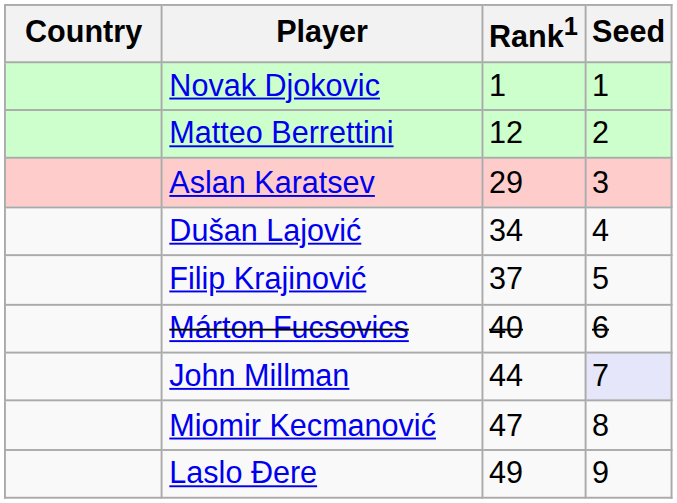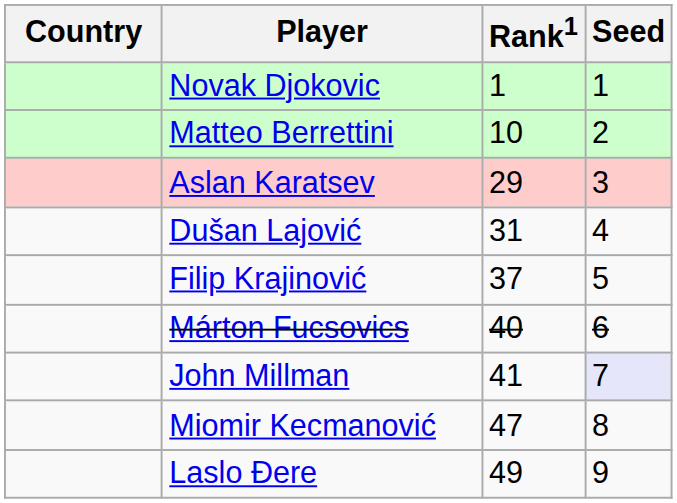(506, 133) 12 -> (506, 133) 10
(506, 230) 34 -> (506, 230) 31
(506, 376) 44 -> (506, 376) 41
